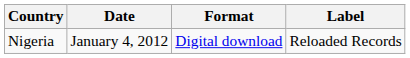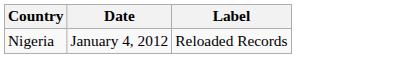- column: (229, 16)
